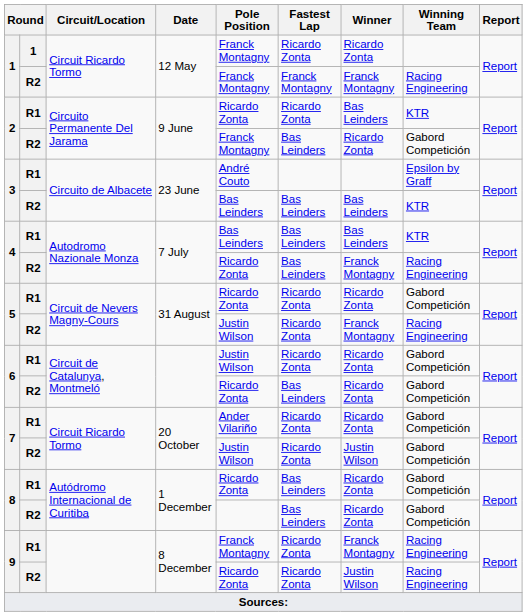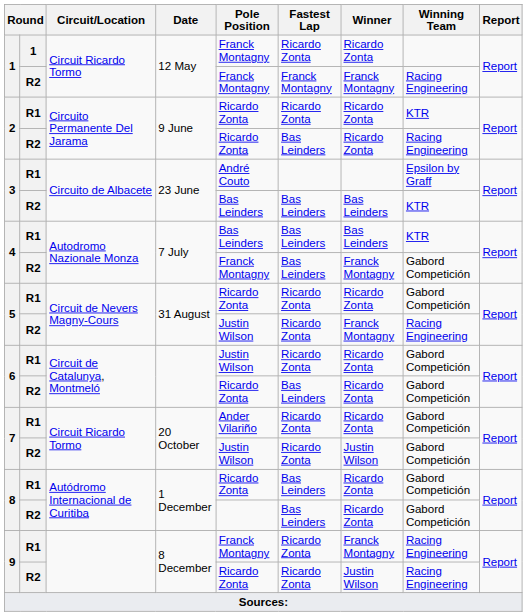(366, 112) Bas Leinders -> (363, 112) Ricardo Zonta
(244, 143) Franck Montagny -> (239, 143) Ricardo Zonta
(438, 143) Gabord Competición -> (437, 143) Racing Engineering
(239, 267) Ricardo Zonta -> (244, 267) Franck Montagny
(437, 267) Racing Engineering -> (438, 267) Gabord Competición
